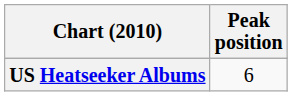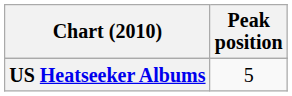(249, 74) 6 -> (249, 74) 5
